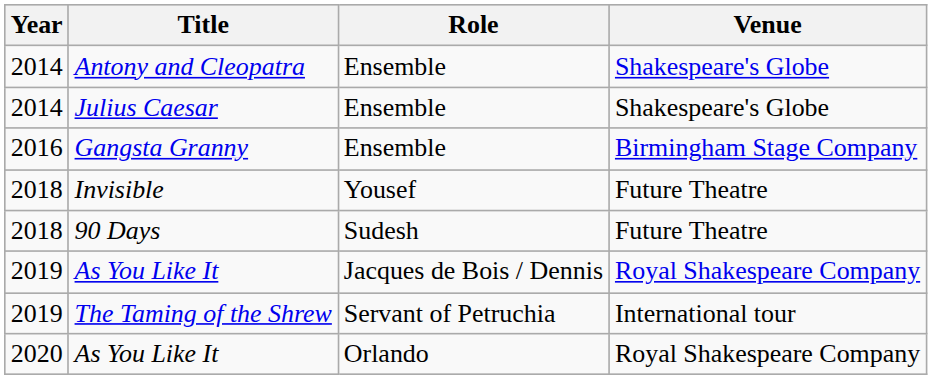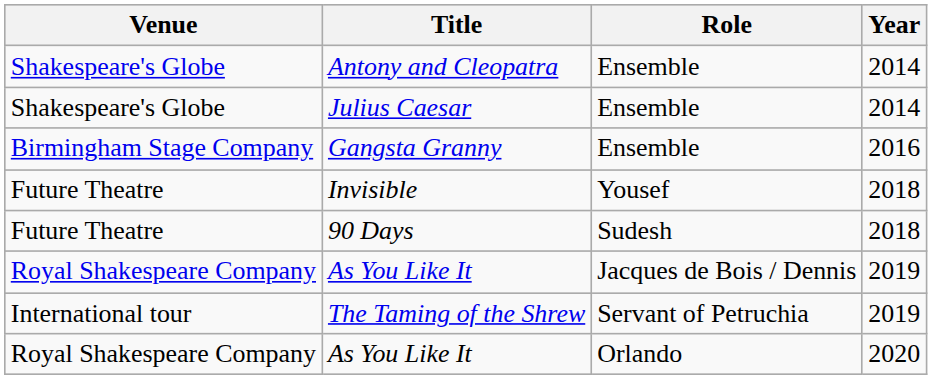columns swapped: (37, 25) <-> (768, 25)
